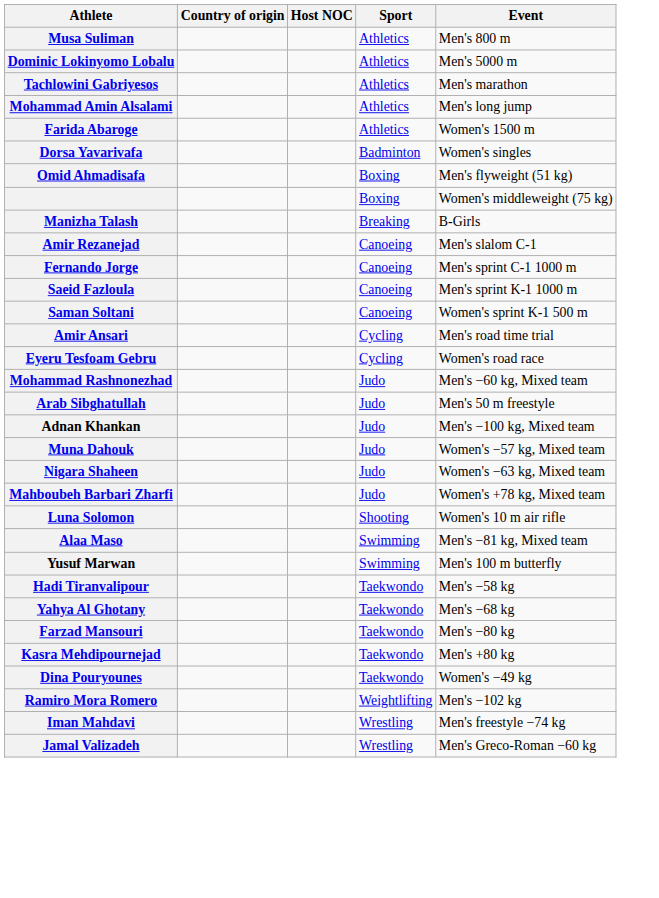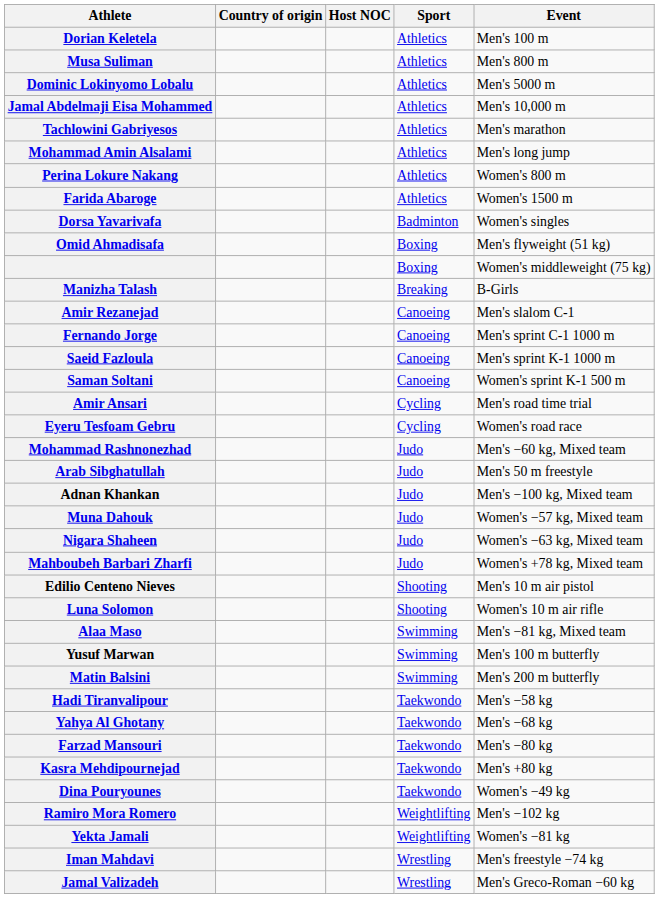+ row: (110, 38)
+ row: (110, 107)
+ row: (110, 175)
+ row: (110, 586)
+ row: (110, 677)
+ row: (110, 837)
